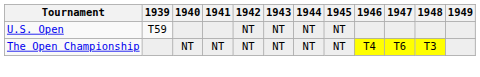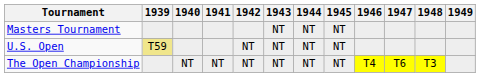+ row: (64, 30)
(157, 30) no background -> (157, 47) khaki background
